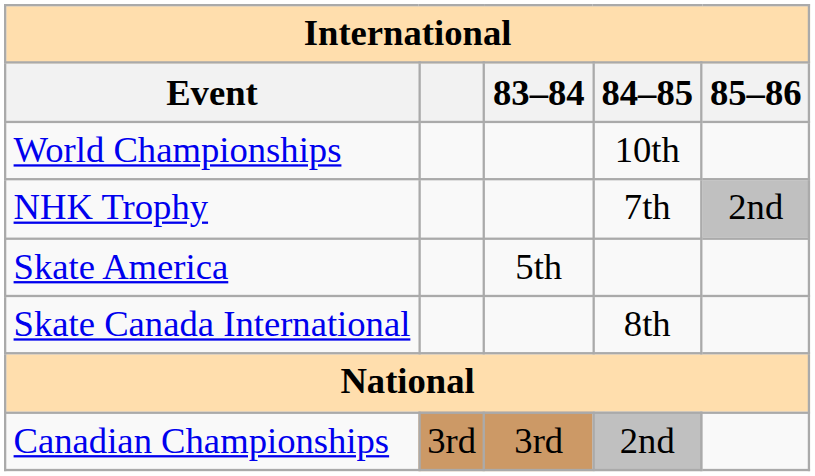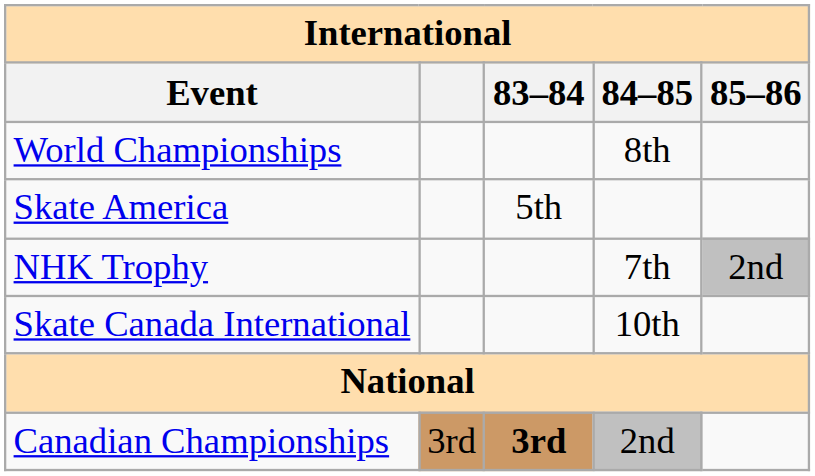(647, 149) 10th -> (647, 149) 8th
rows swapped: (111, 207) <-> (121, 265)
(647, 324) 8th -> (647, 324) 10th
(539, 440) normal -> (539, 440) bold
